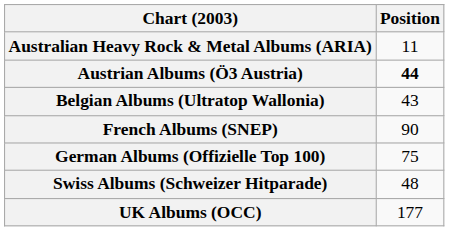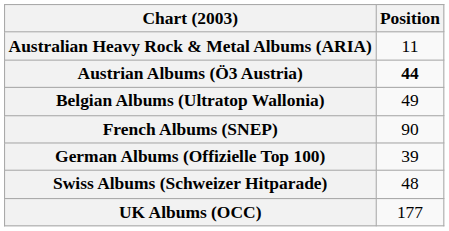(410, 101) 43 -> (410, 101) 49
(410, 156) 75 -> (410, 156) 39
